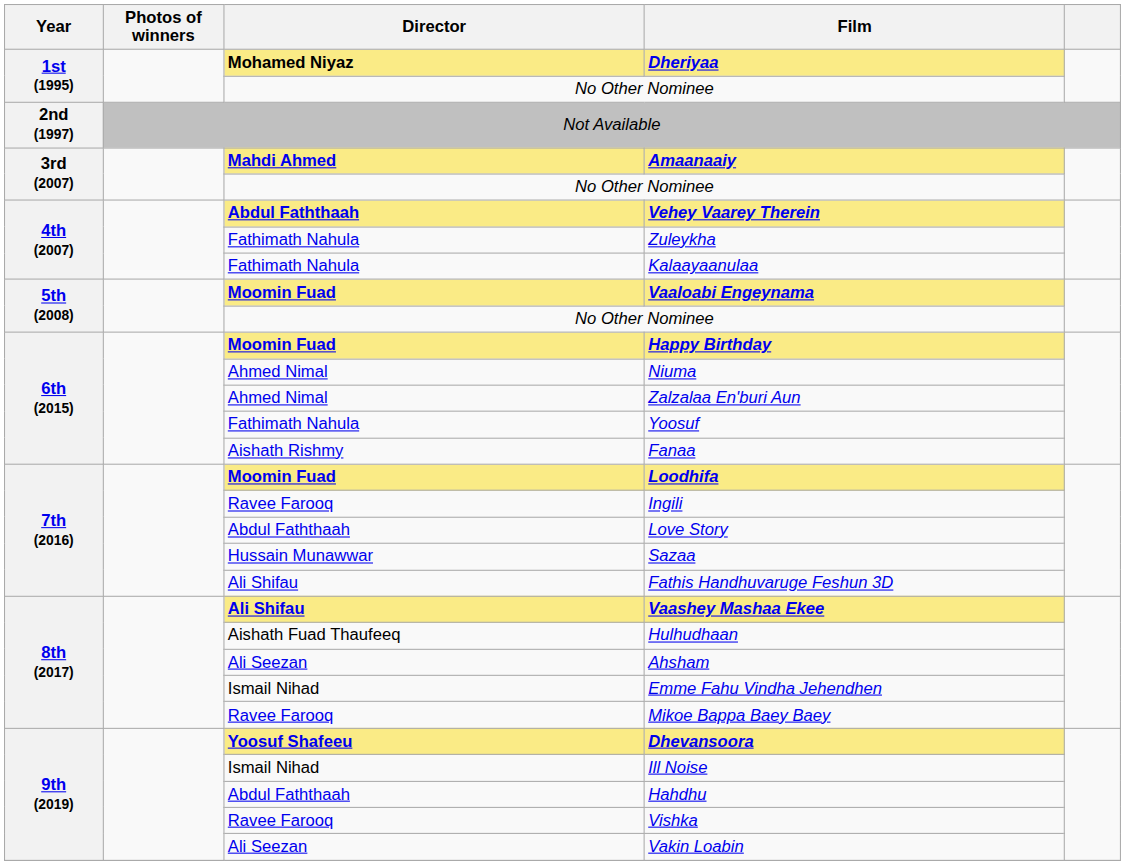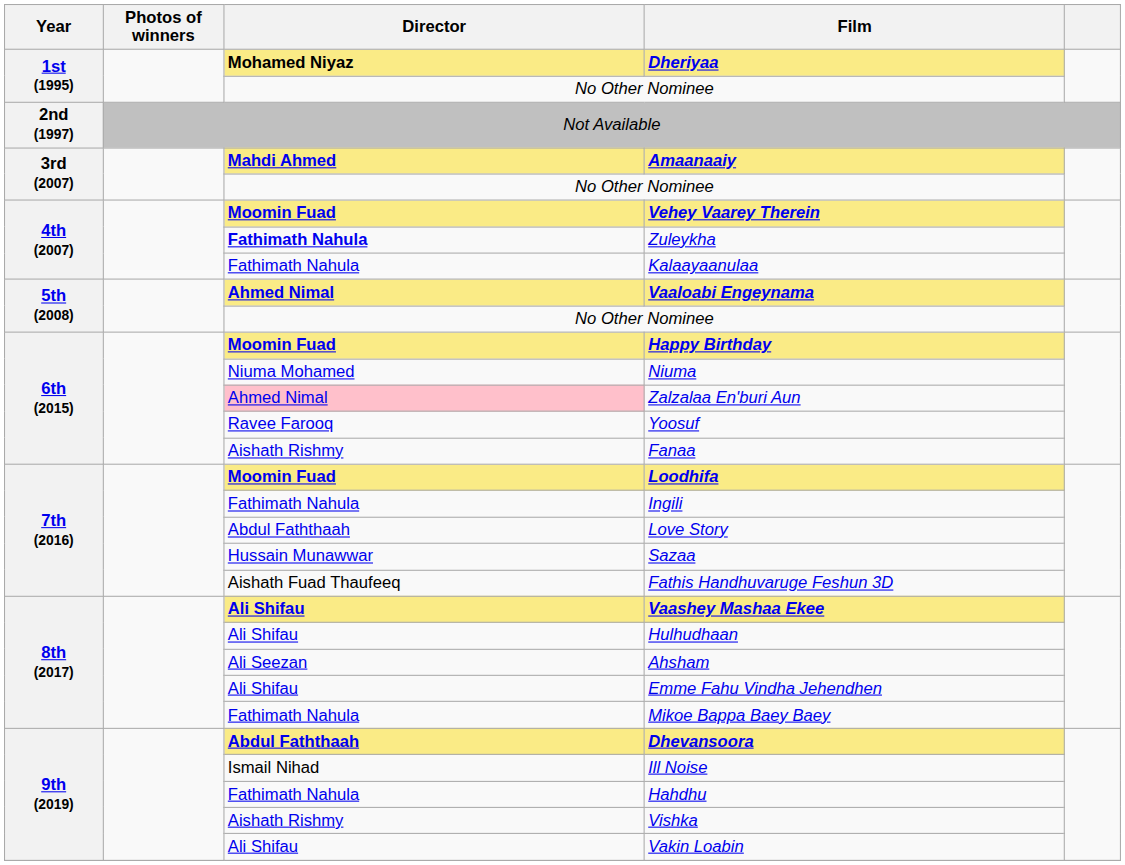(293, 213) Abdul Faththaah -> (282, 213) Moomin Fuad
(293, 239) normal -> (298, 239) bold
(282, 292) Moomin Fuad -> (281, 292) Ahmed Nimal
(278, 371) Ahmed Nimal -> (291, 371) Niuma Mohamed
(278, 398) no background -> (278, 398) pink background
(293, 424) Fathimath Nahula -> (281, 424) Ravee Farooq
(281, 503) Ravee Farooq -> (293, 503) Fathimath Nahula
(263, 582) Ali Shifau -> (314, 582) Aishath Fuad Thaufeeq
(314, 635) Aishath Fuad Thaufeeq -> (263, 635) Ali Shifau
(274, 688) Ismail Nihad -> (263, 688) Ali Shifau
(281, 714) Ravee Farooq -> (293, 714) Fathimath Nahula
(290, 741) Yoosuf Shafeeu -> (293, 741) Abdul Faththaah
(289, 794) Abdul Faththaah -> (293, 794) Fathimath Nahula
(281, 820) Ravee Farooq -> (286, 820) Aishath Rishmy
(268, 846) Ali Seezan -> (263, 846) Ali Shifau
